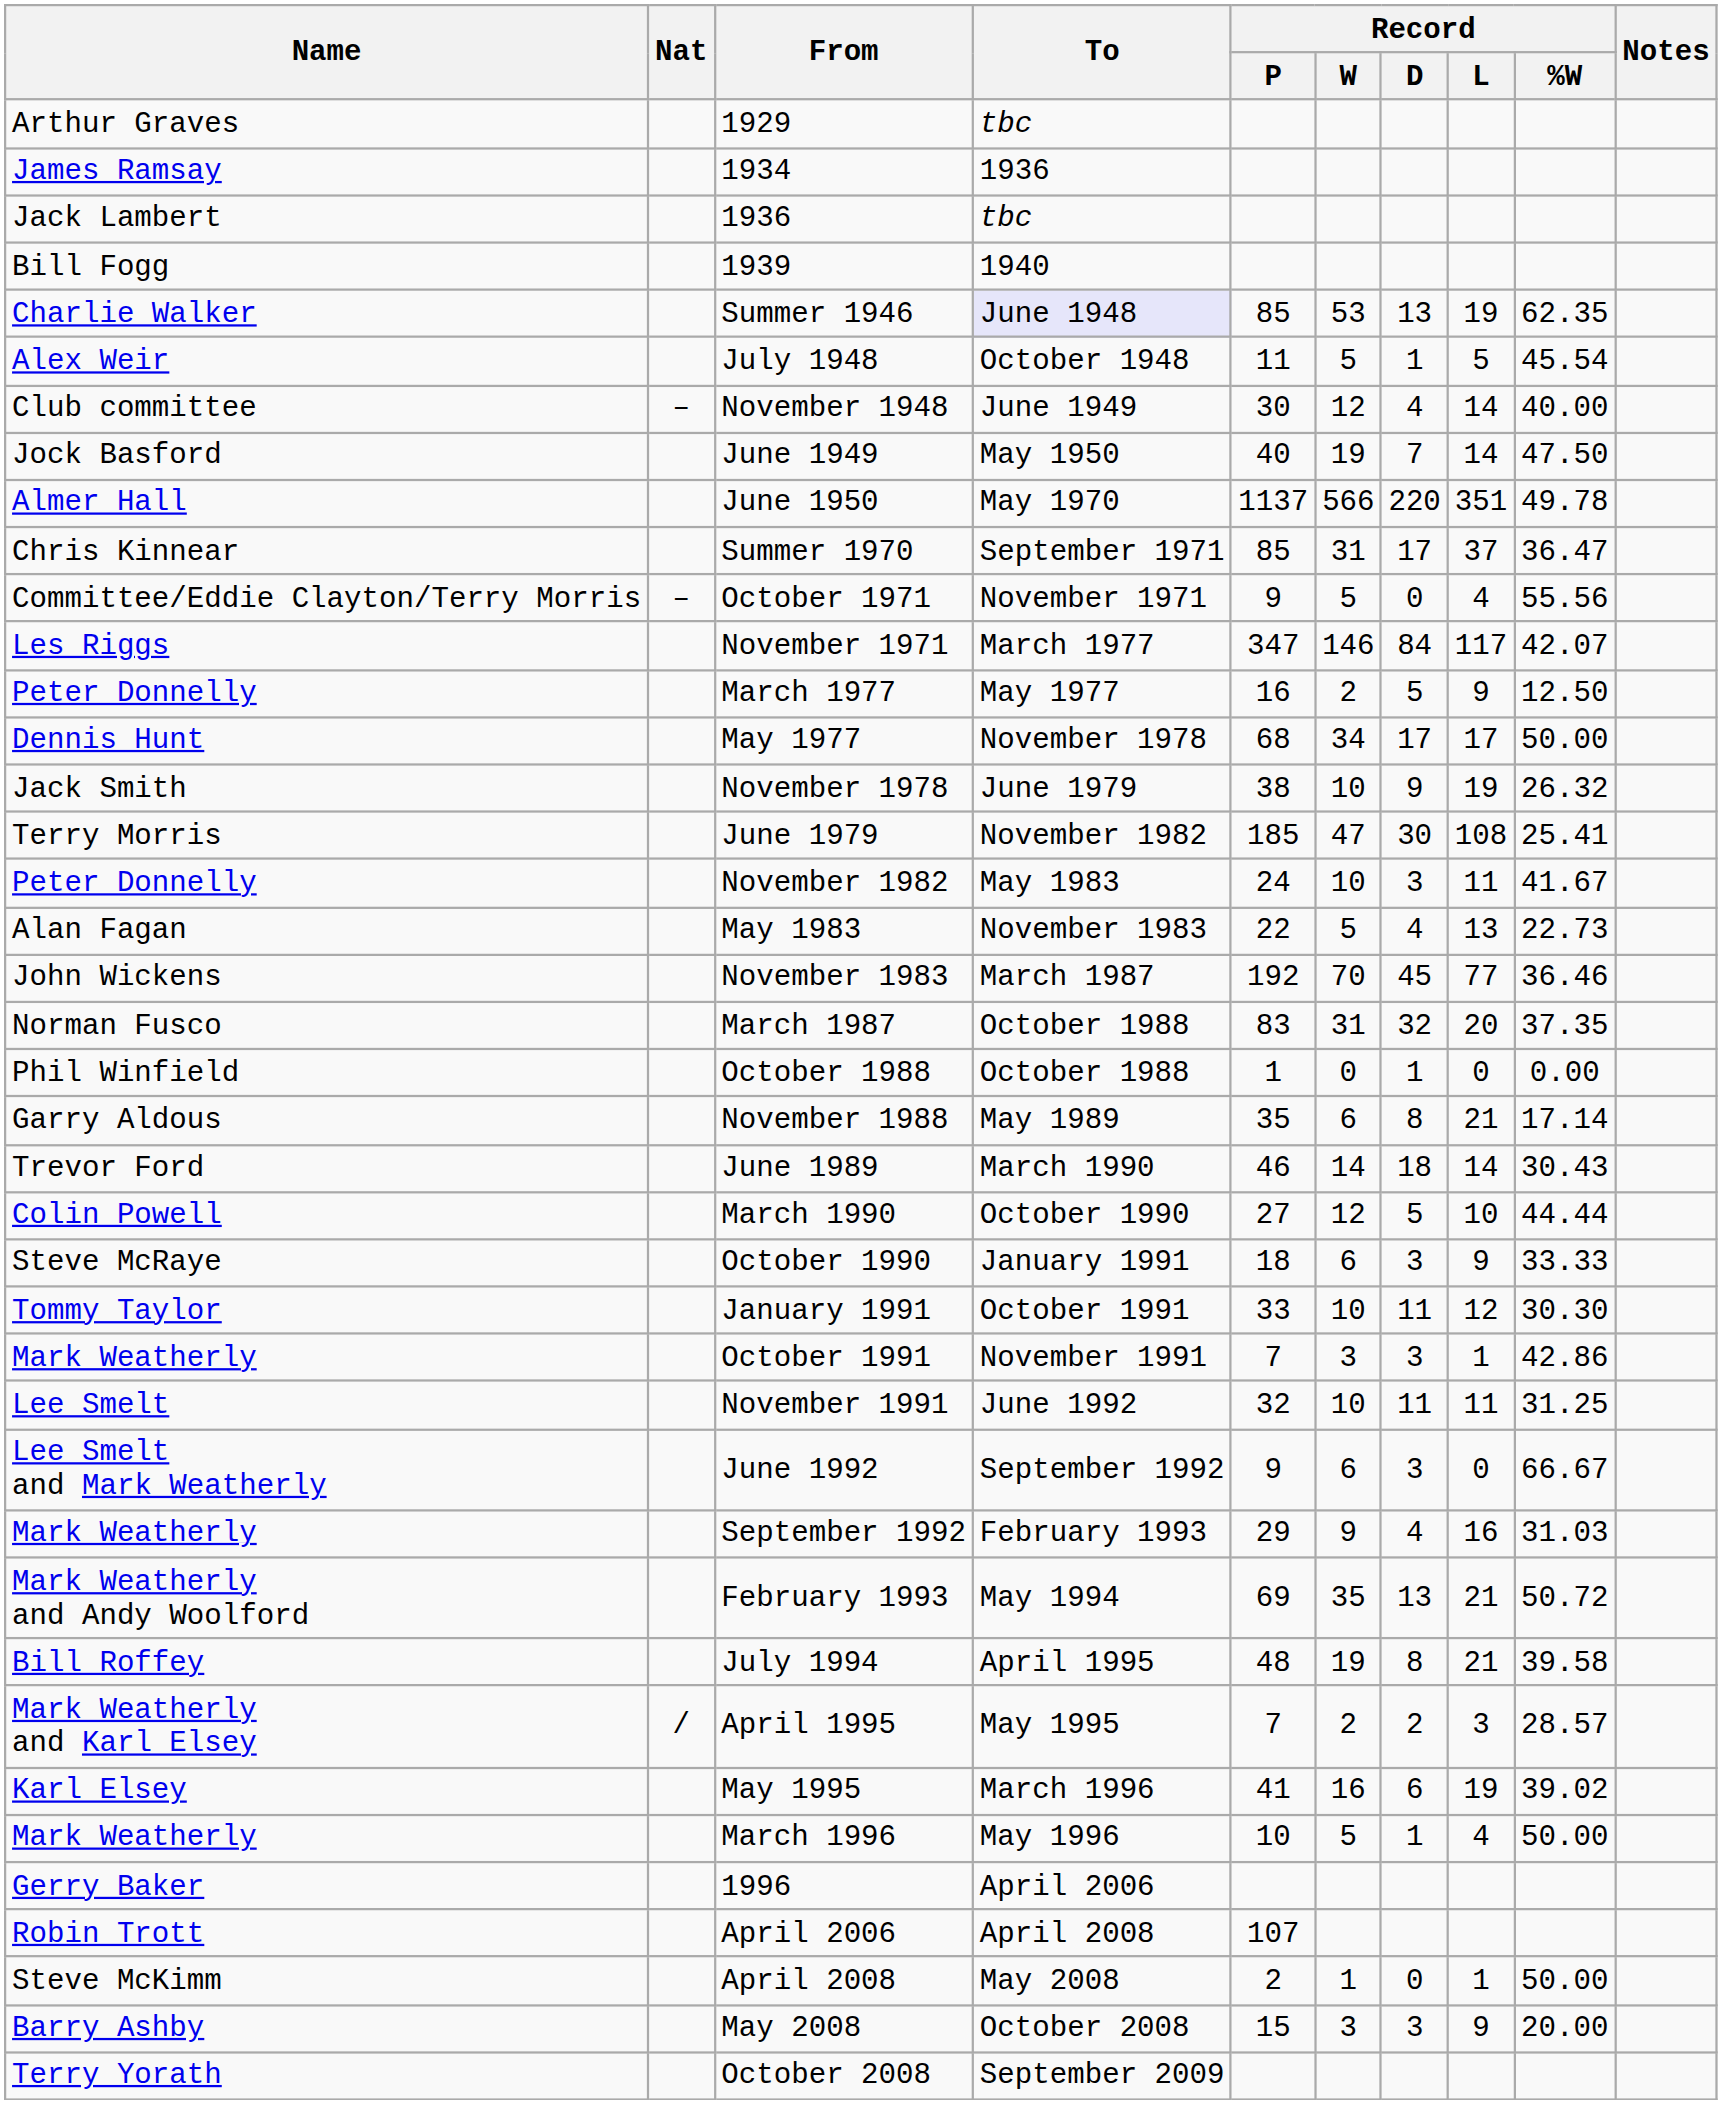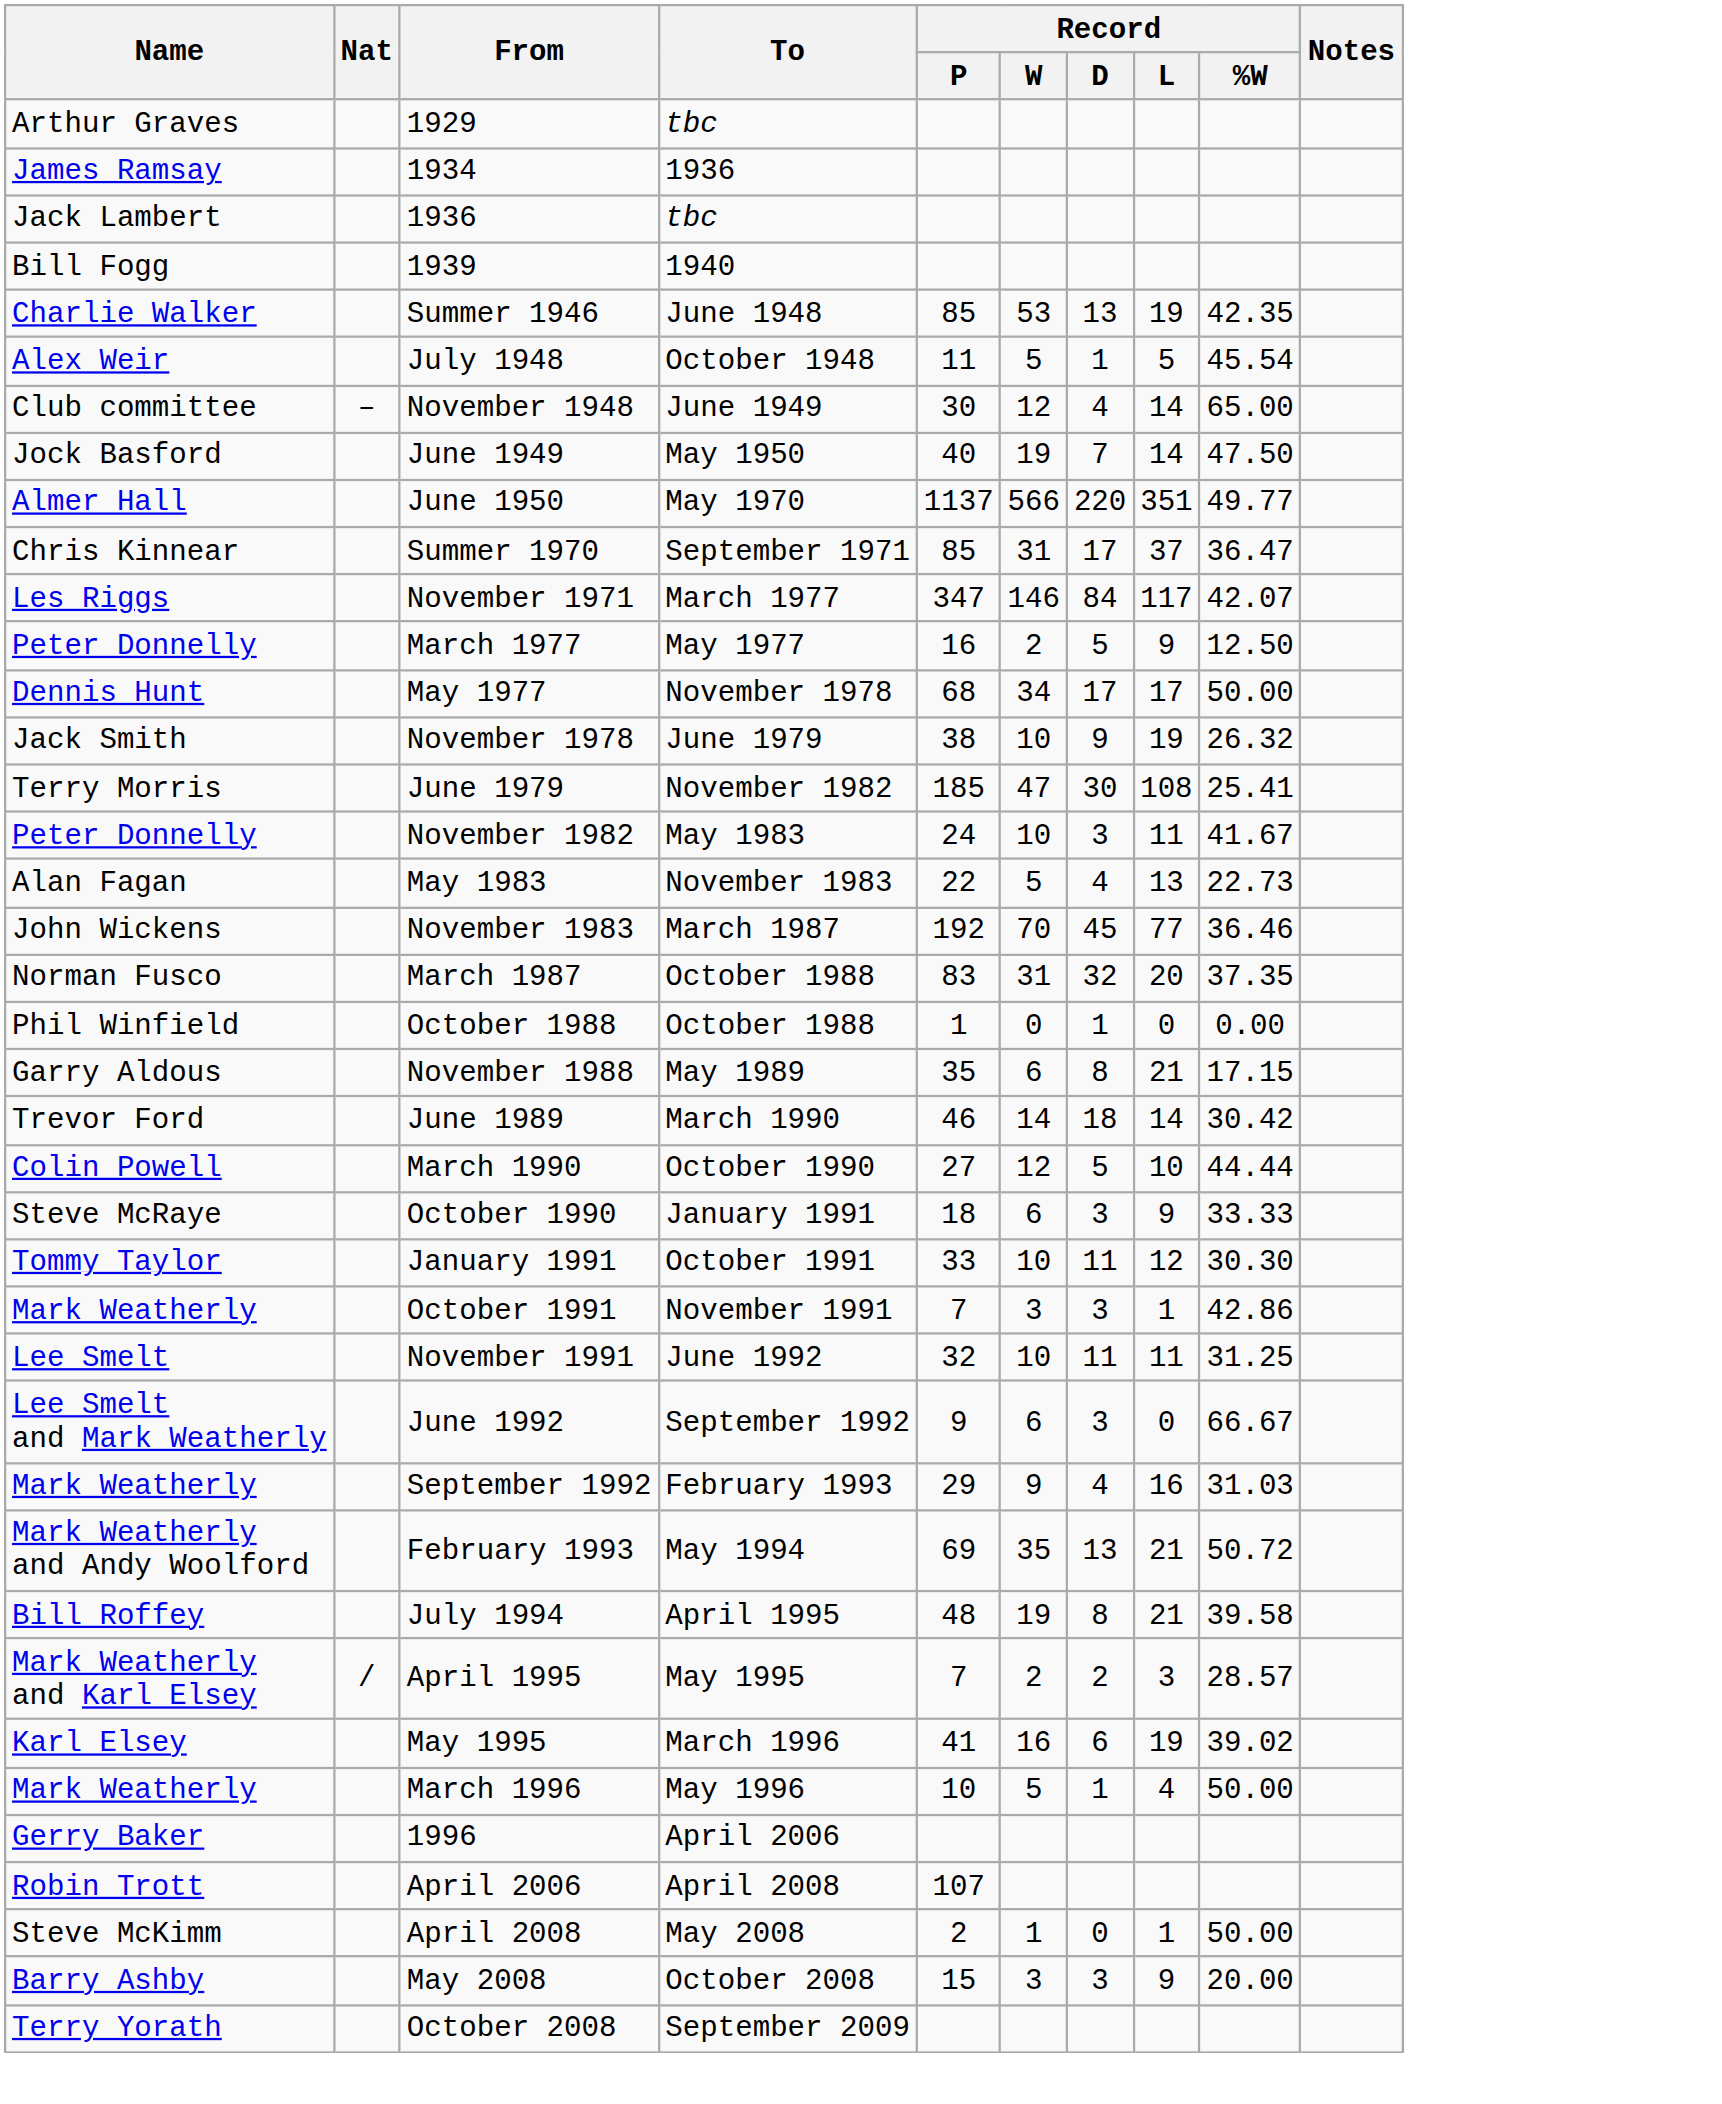(1058, 314) lavender background -> (744, 314) no background
(1565, 314) 62.35 -> (1250, 314) 42.35
(1565, 409) 40.00 -> (1250, 409) 65.00
(1565, 503) 49.78 -> (1250, 503) 49.77
- row: (826, 598)
(1565, 1120) 17.14 -> (1250, 1073) 17.15
(1565, 1168) 30.43 -> (1250, 1120) 30.42
